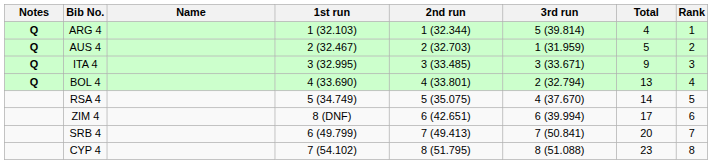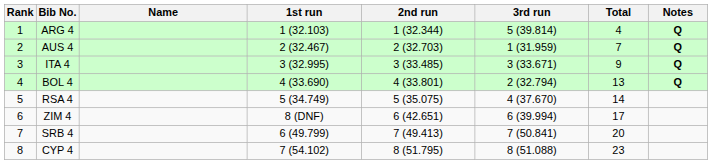columns swapped: (692, 13) <-> (34, 13)
(646, 47) 5 -> (618, 47) 7
